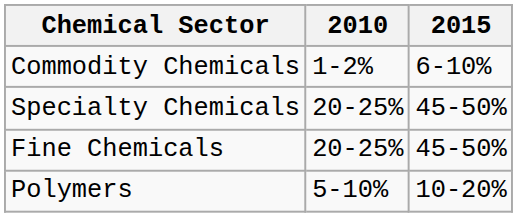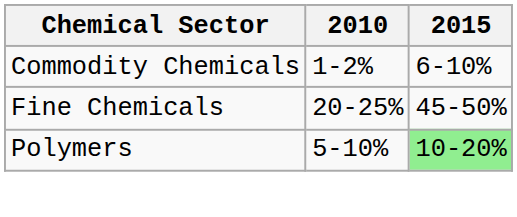- row: (156, 108)
(461, 191) no background -> (461, 150) lightgreen background
